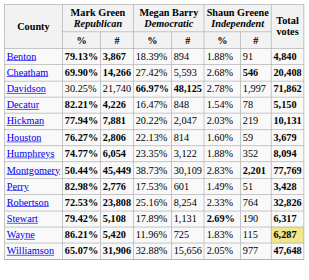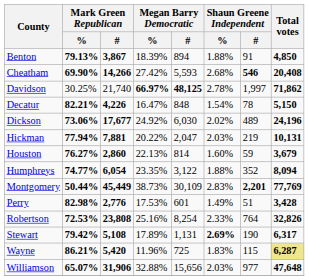(285, 56) 4,840 -> (285, 56) 4,850
+ row: (24, 121)
(114, 137) 2,806 -> (114, 154) 2,860
(220, 251) 2.05% -> (220, 267) 2.03%
